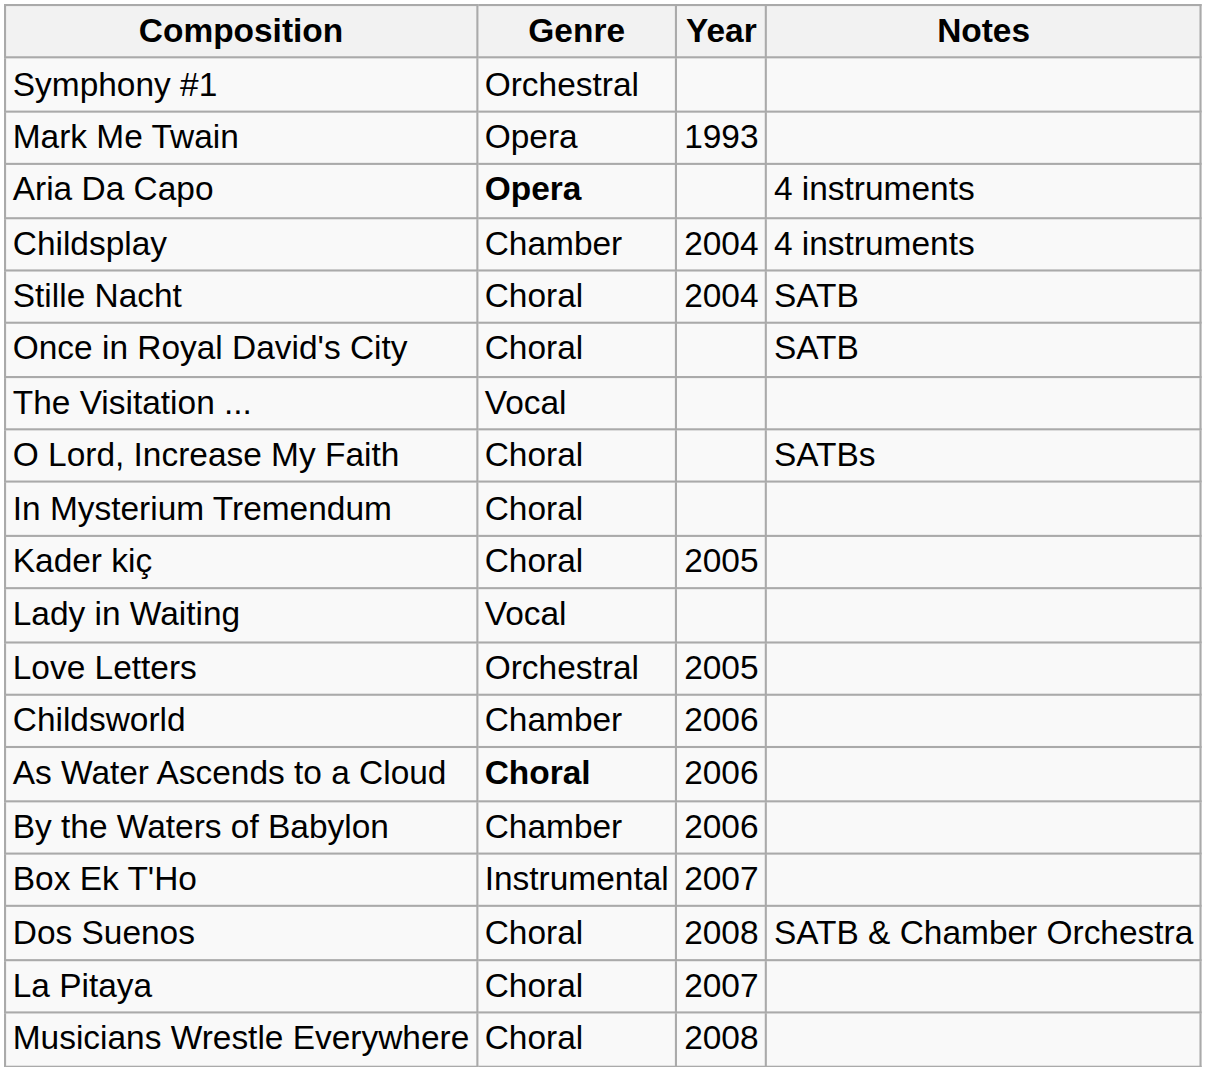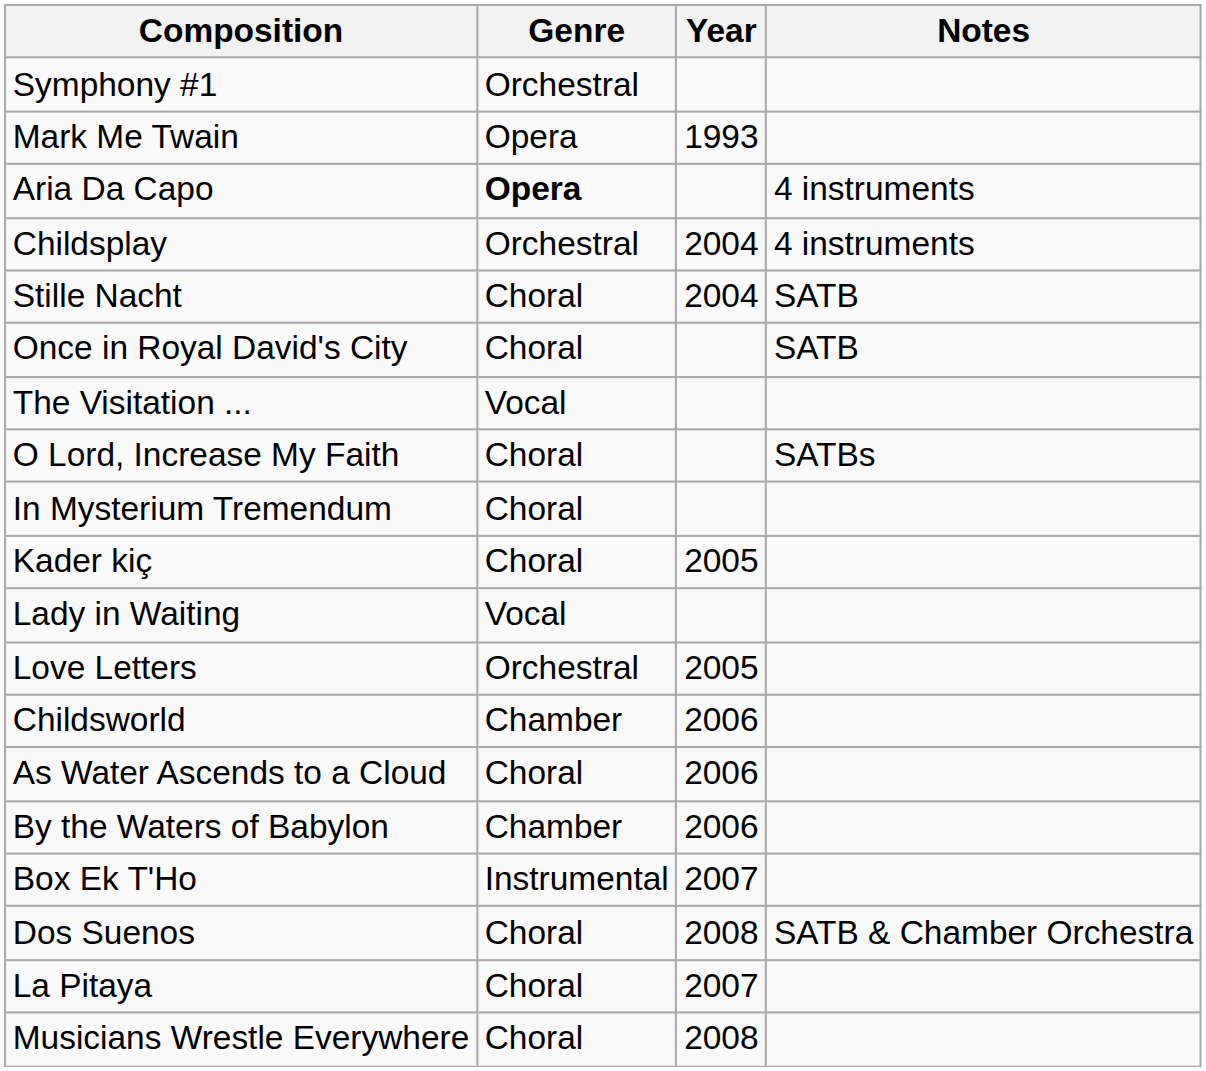(553, 243) Chamber -> (562, 243) Orchestral
(538, 773) bold -> (534, 773) normal
